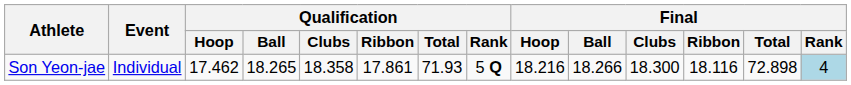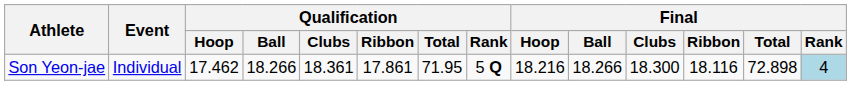(271, 68) 18.265 -> (271, 68) 18.266
(329, 68) 18.358 -> (329, 68) 18.361
(442, 68) 71.93 -> (442, 68) 71.95
